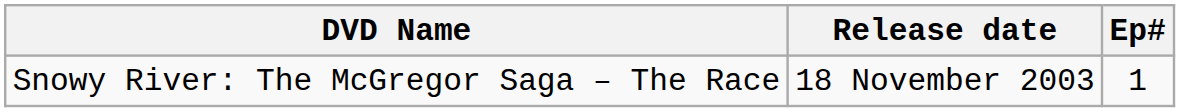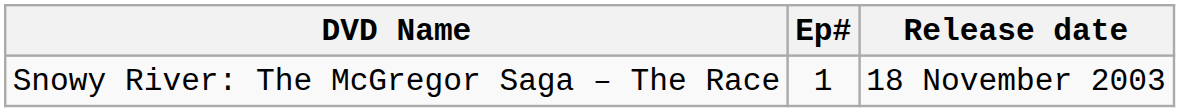columns swapped: (1138, 31) <-> (945, 31)
